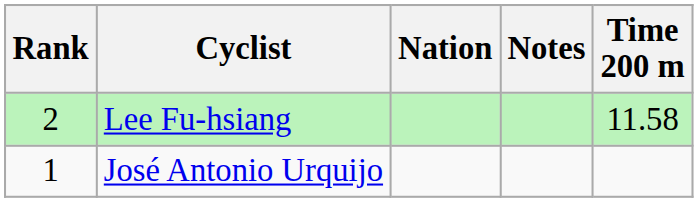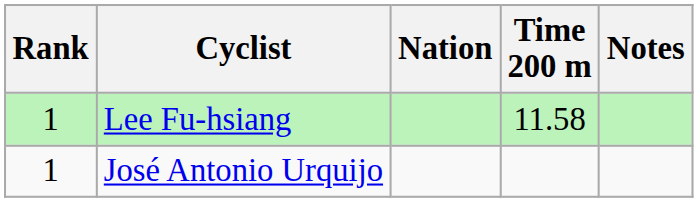columns swapped: (643, 48) <-> (546, 48)
(51, 118) 2 -> (51, 118) 1
